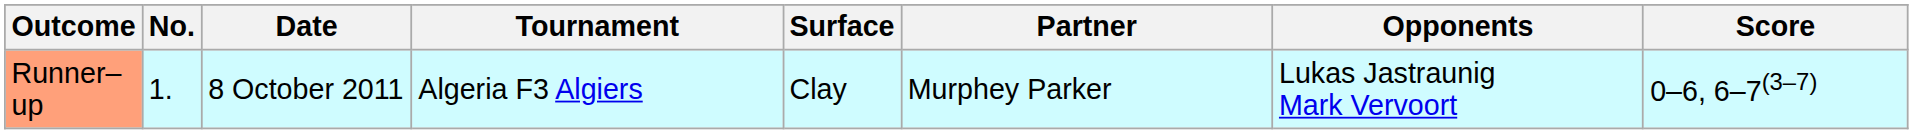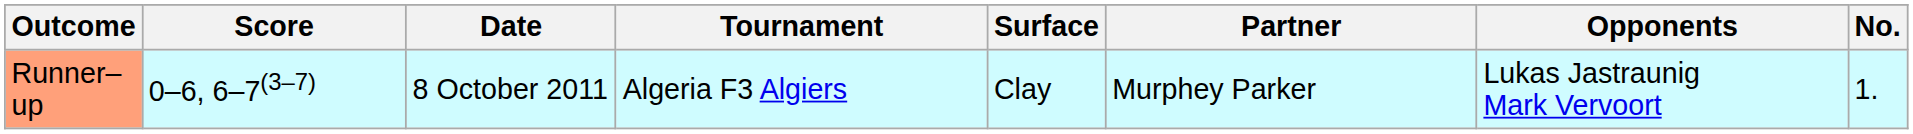columns swapped: (172, 27) <-> (1775, 27)
